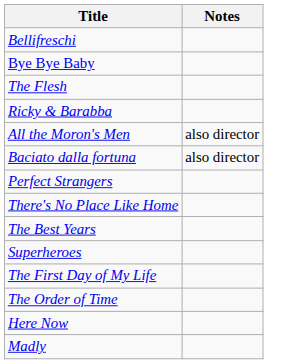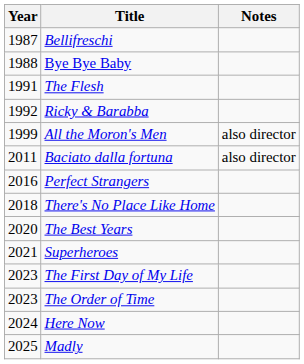+ column: (23, 16)
